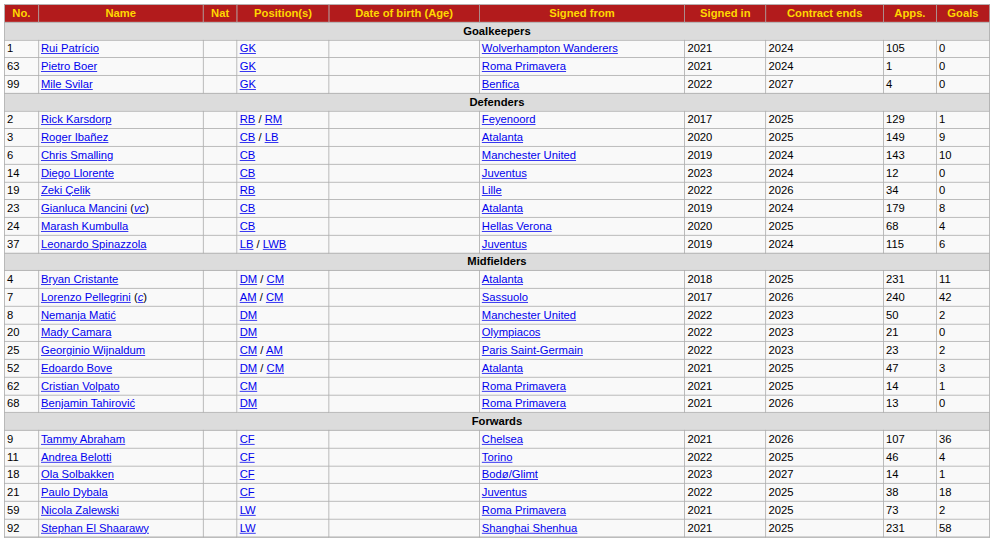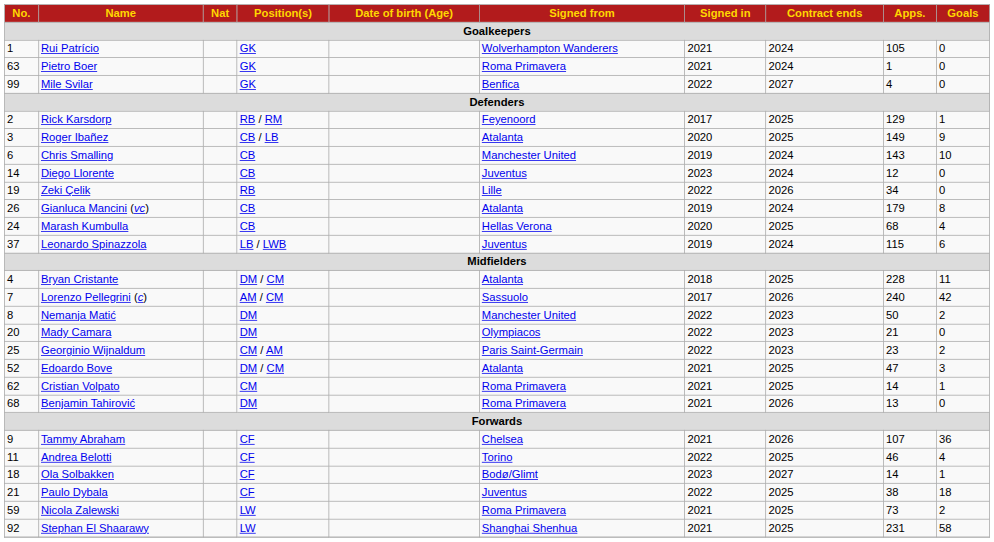(13, 209) 23 -> (13, 209) 26
(895, 280) 231 -> (895, 280) 228
